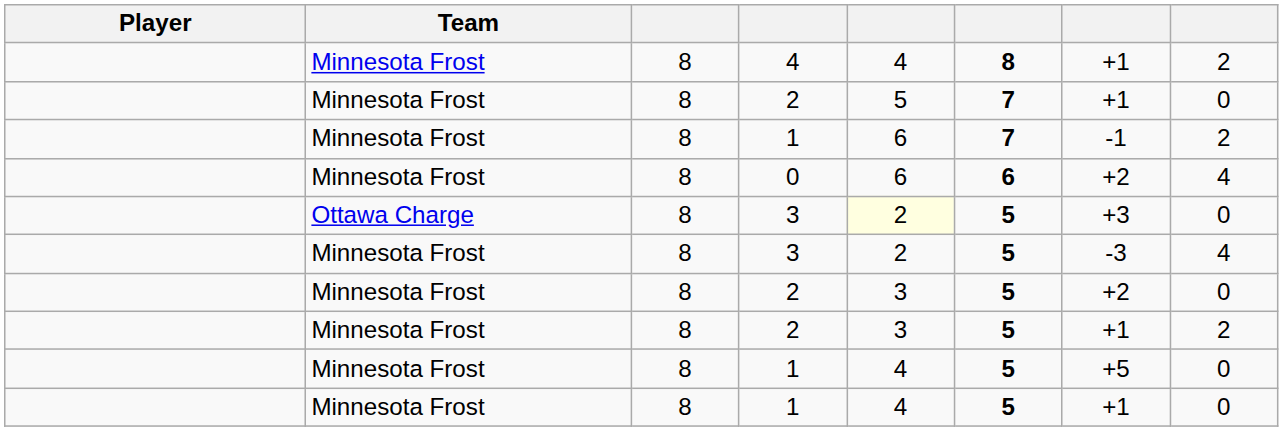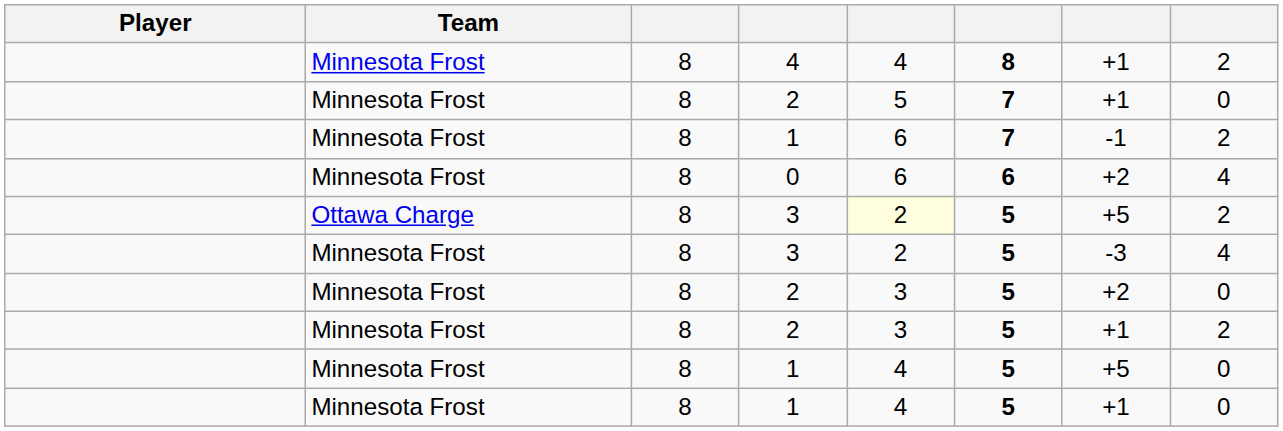(1116, 215) +3 -> (1116, 215) +5
(1224, 215) 0 -> (1224, 215) 2
